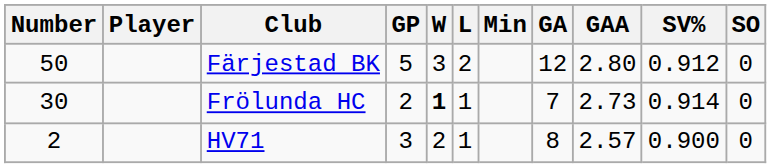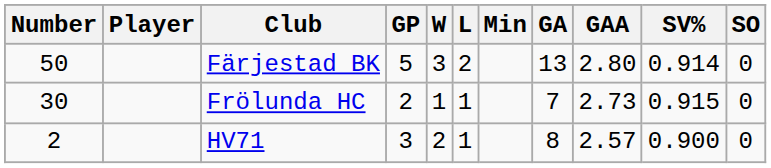(553, 64) 12 -> (553, 64) 13
(684, 64) 0.912 -> (684, 64) 0.914
(439, 103) bold -> (439, 103) normal
(684, 103) 0.914 -> (684, 103) 0.915
